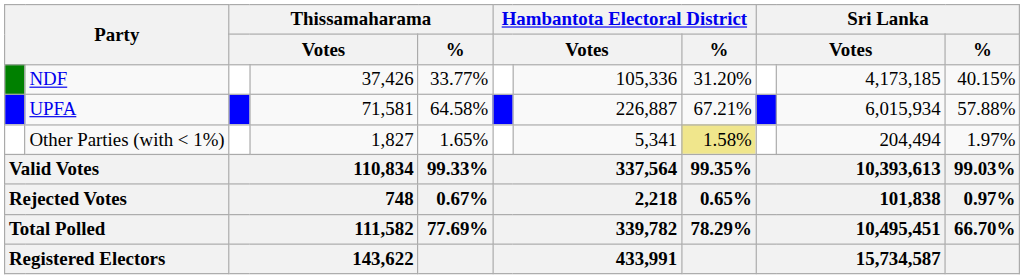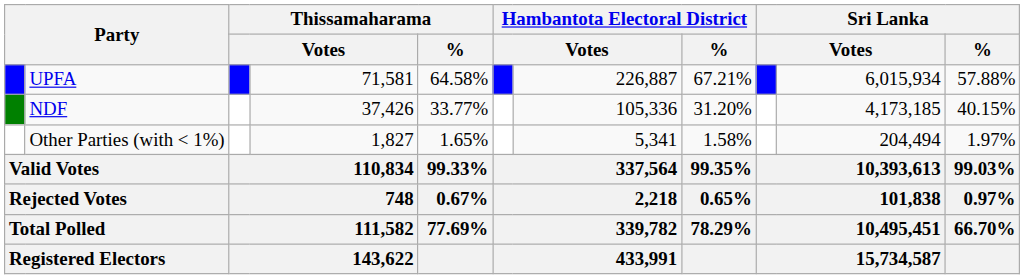rows swapped: (53, 109) <-> (48, 79)
(727, 139) khaki background -> (727, 139) no background
